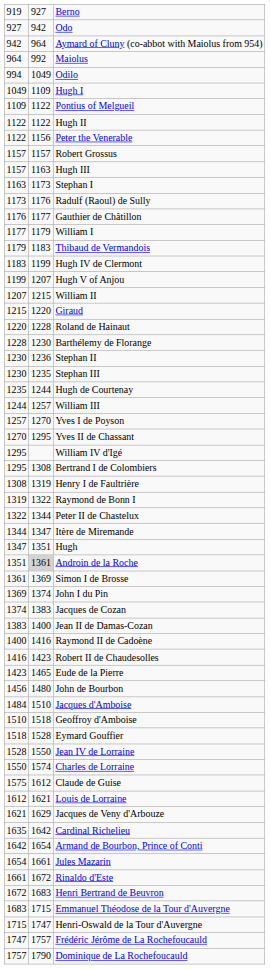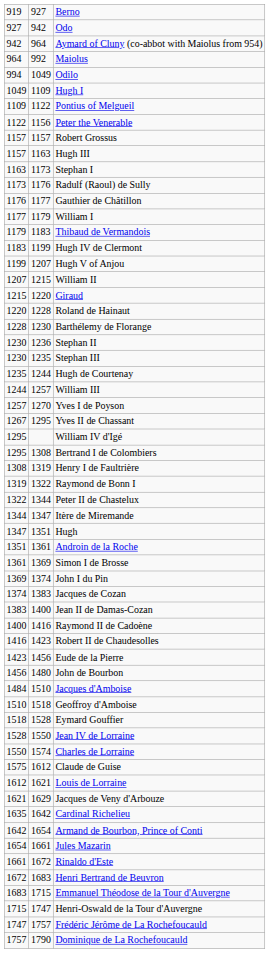- row: (71, 122)
(17, 437) 1270 -> (17, 421) 1267
(41, 563) lightgrey background -> (41, 547) no background
(41, 673) 1465 -> (41, 657) 1456
